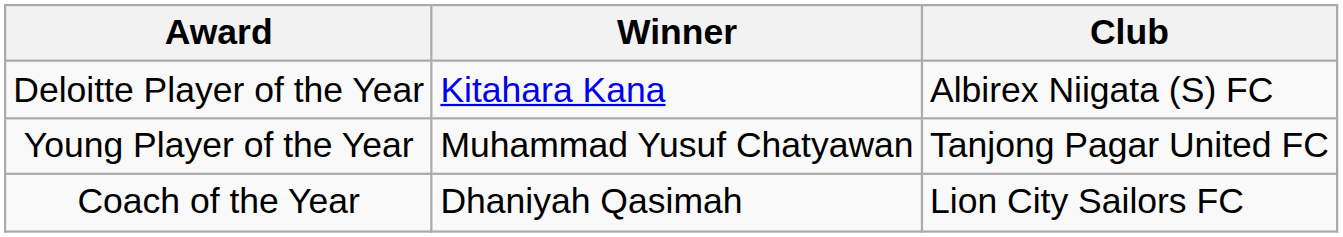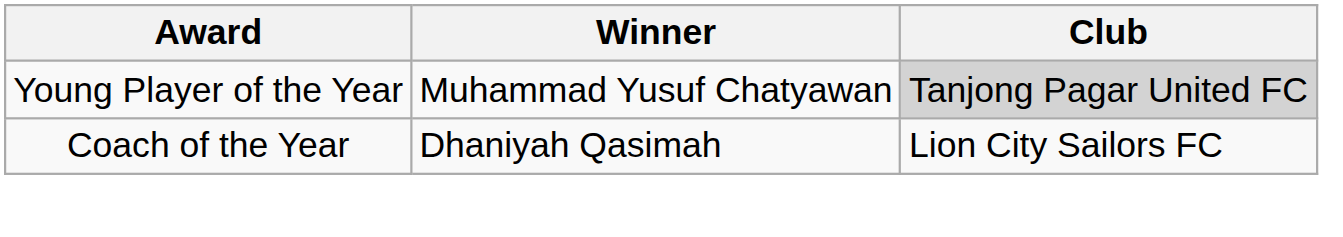- row: (219, 88)
(1129, 145) no background -> (1108, 88) lightgrey background
